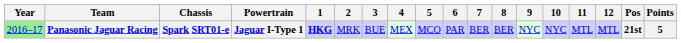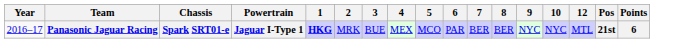- column: (582, 12)
(25, 29) lightgreen background -> (25, 29) no background
(660, 29) 5 -> (634, 29) 6
